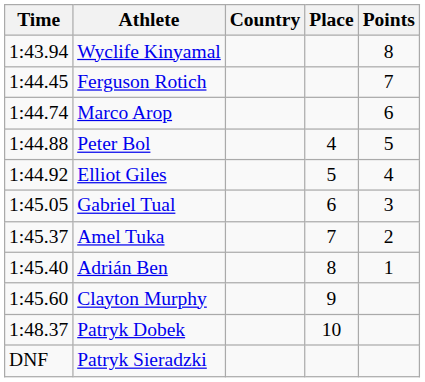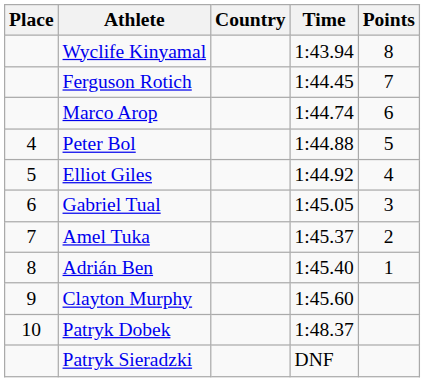columns swapped: (331, 19) <-> (39, 19)
